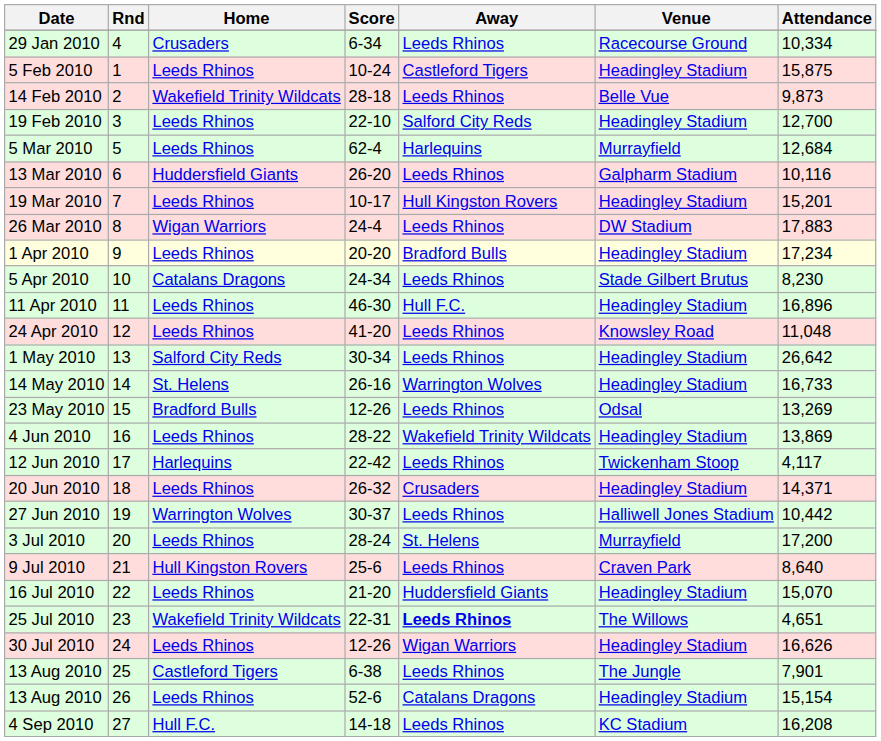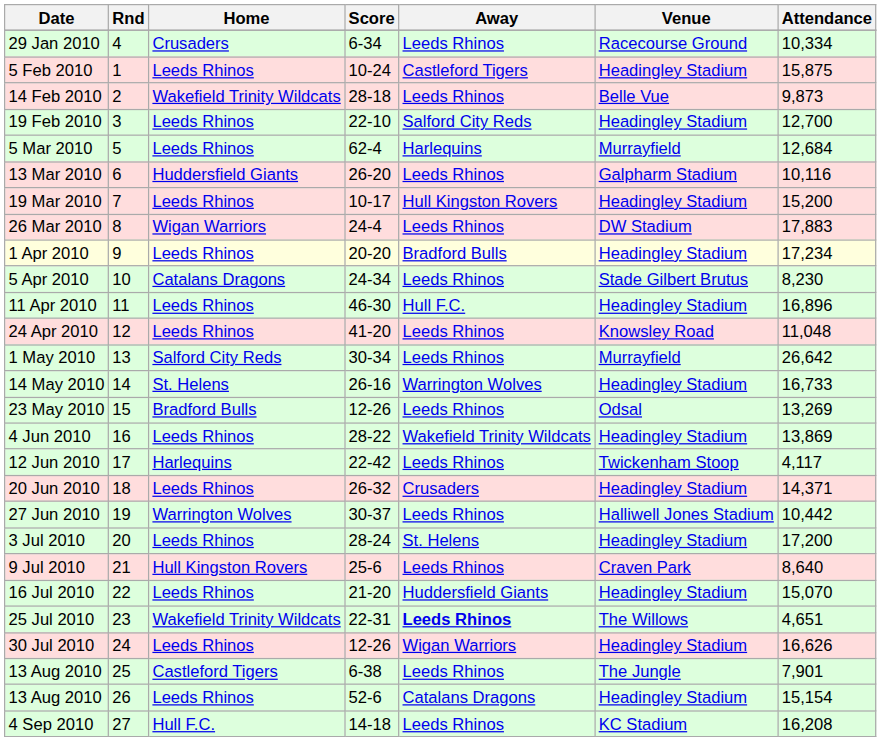(807, 200) 15,201 -> (807, 200) 15,200
(673, 357) Headingley Stadium -> (640, 357) Murrayfield
(640, 540) Murrayfield -> (673, 540) Headingley Stadium
